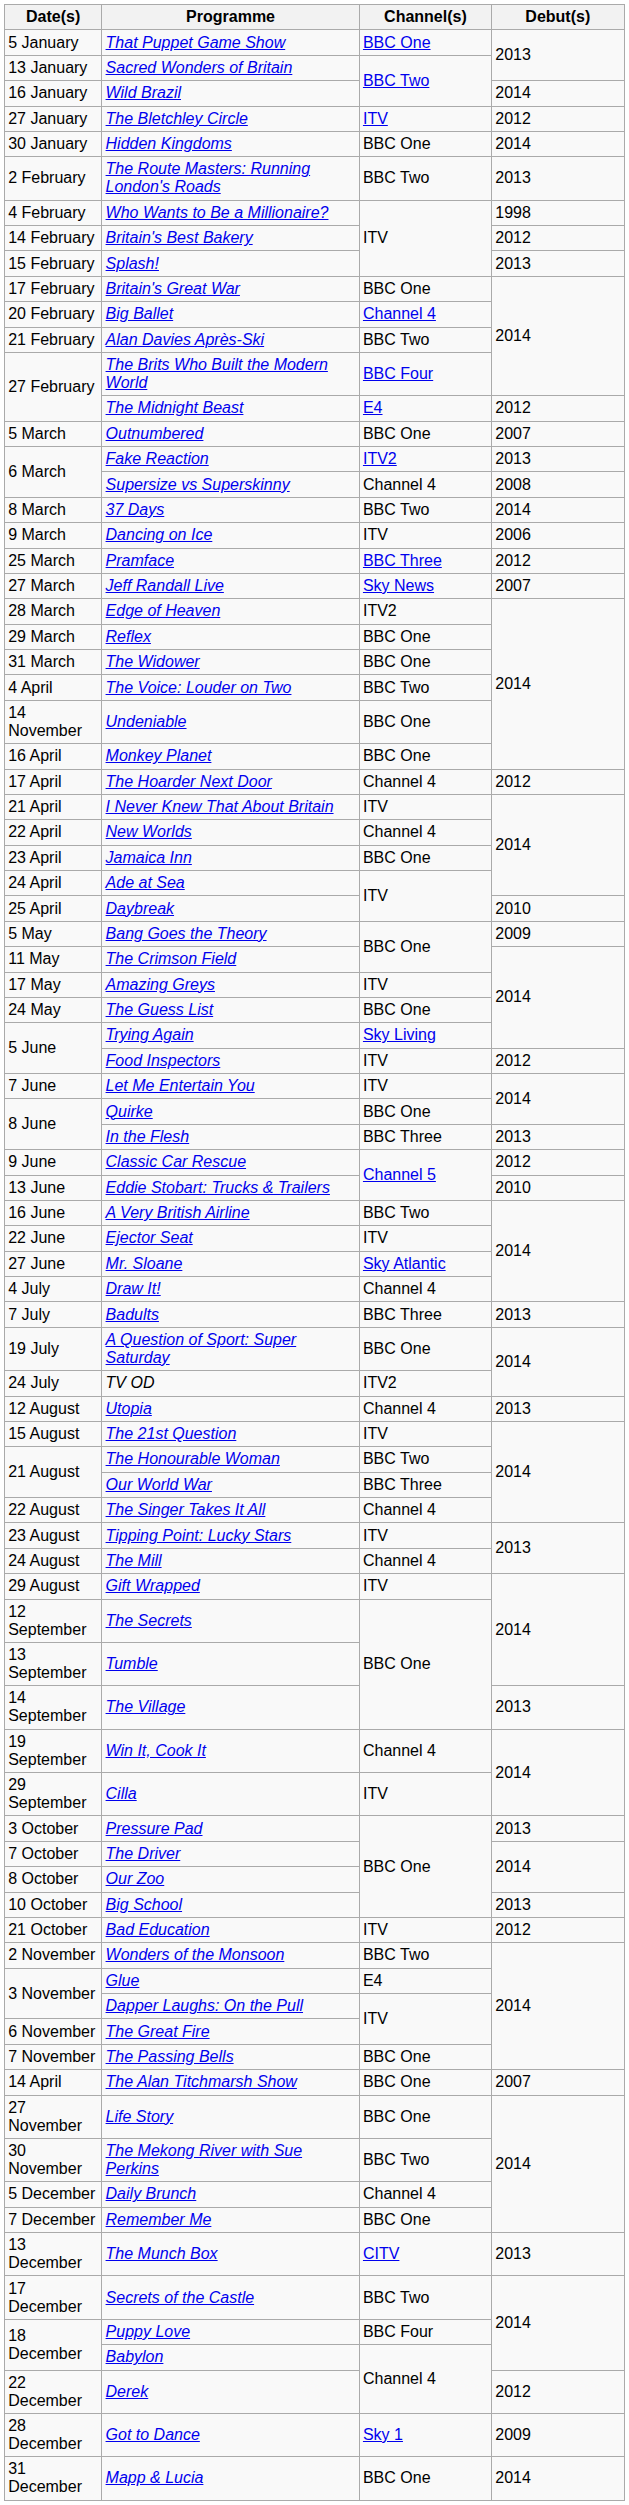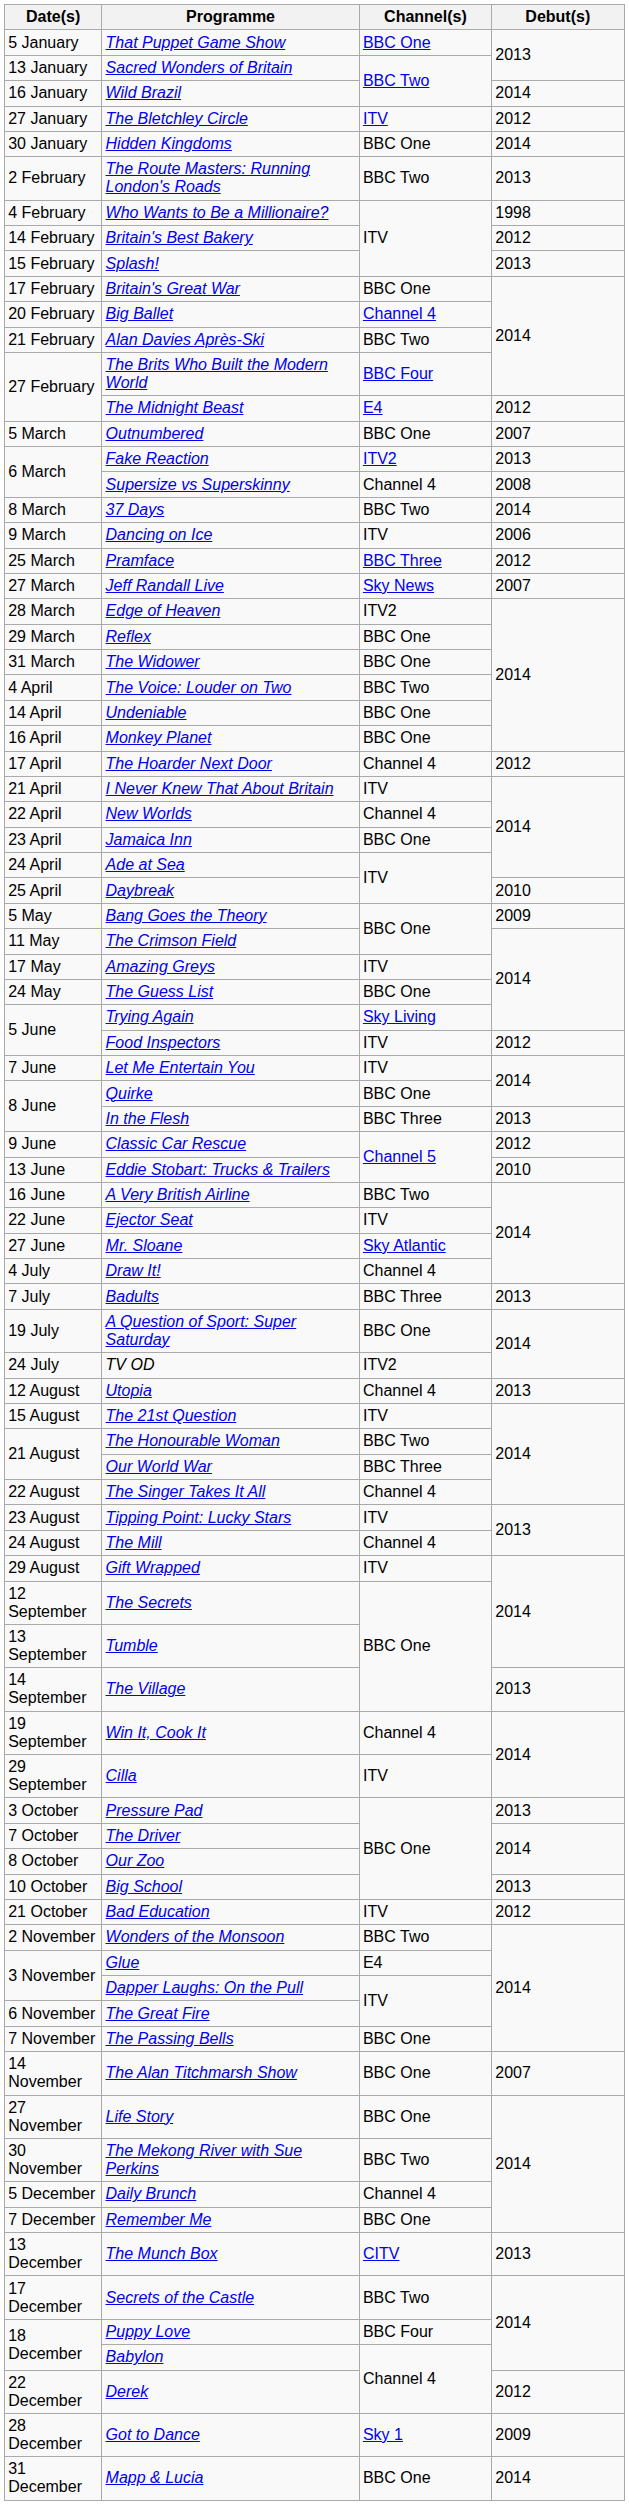(45, 721) 14 November -> (35, 712) 14 April
(35, 2082) 14 April -> (45, 2073) 14 November
